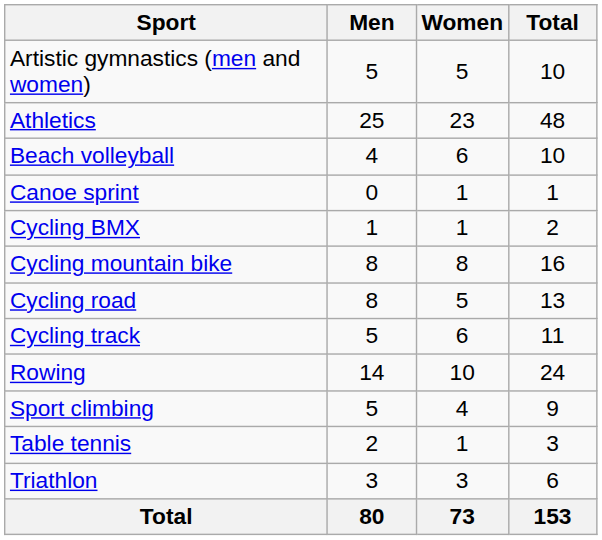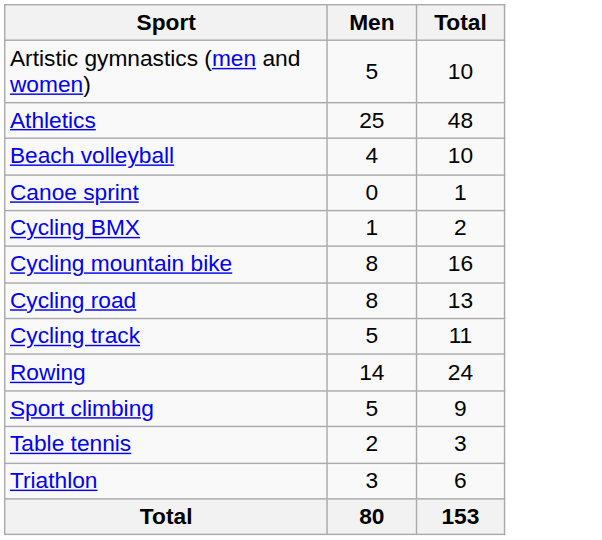- column: (462, 22)
